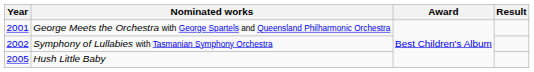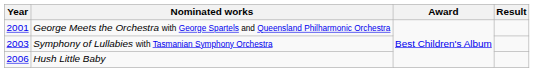(18, 43) 2002 -> (18, 43) 2003
(18, 59) 2005 -> (18, 59) 2006
